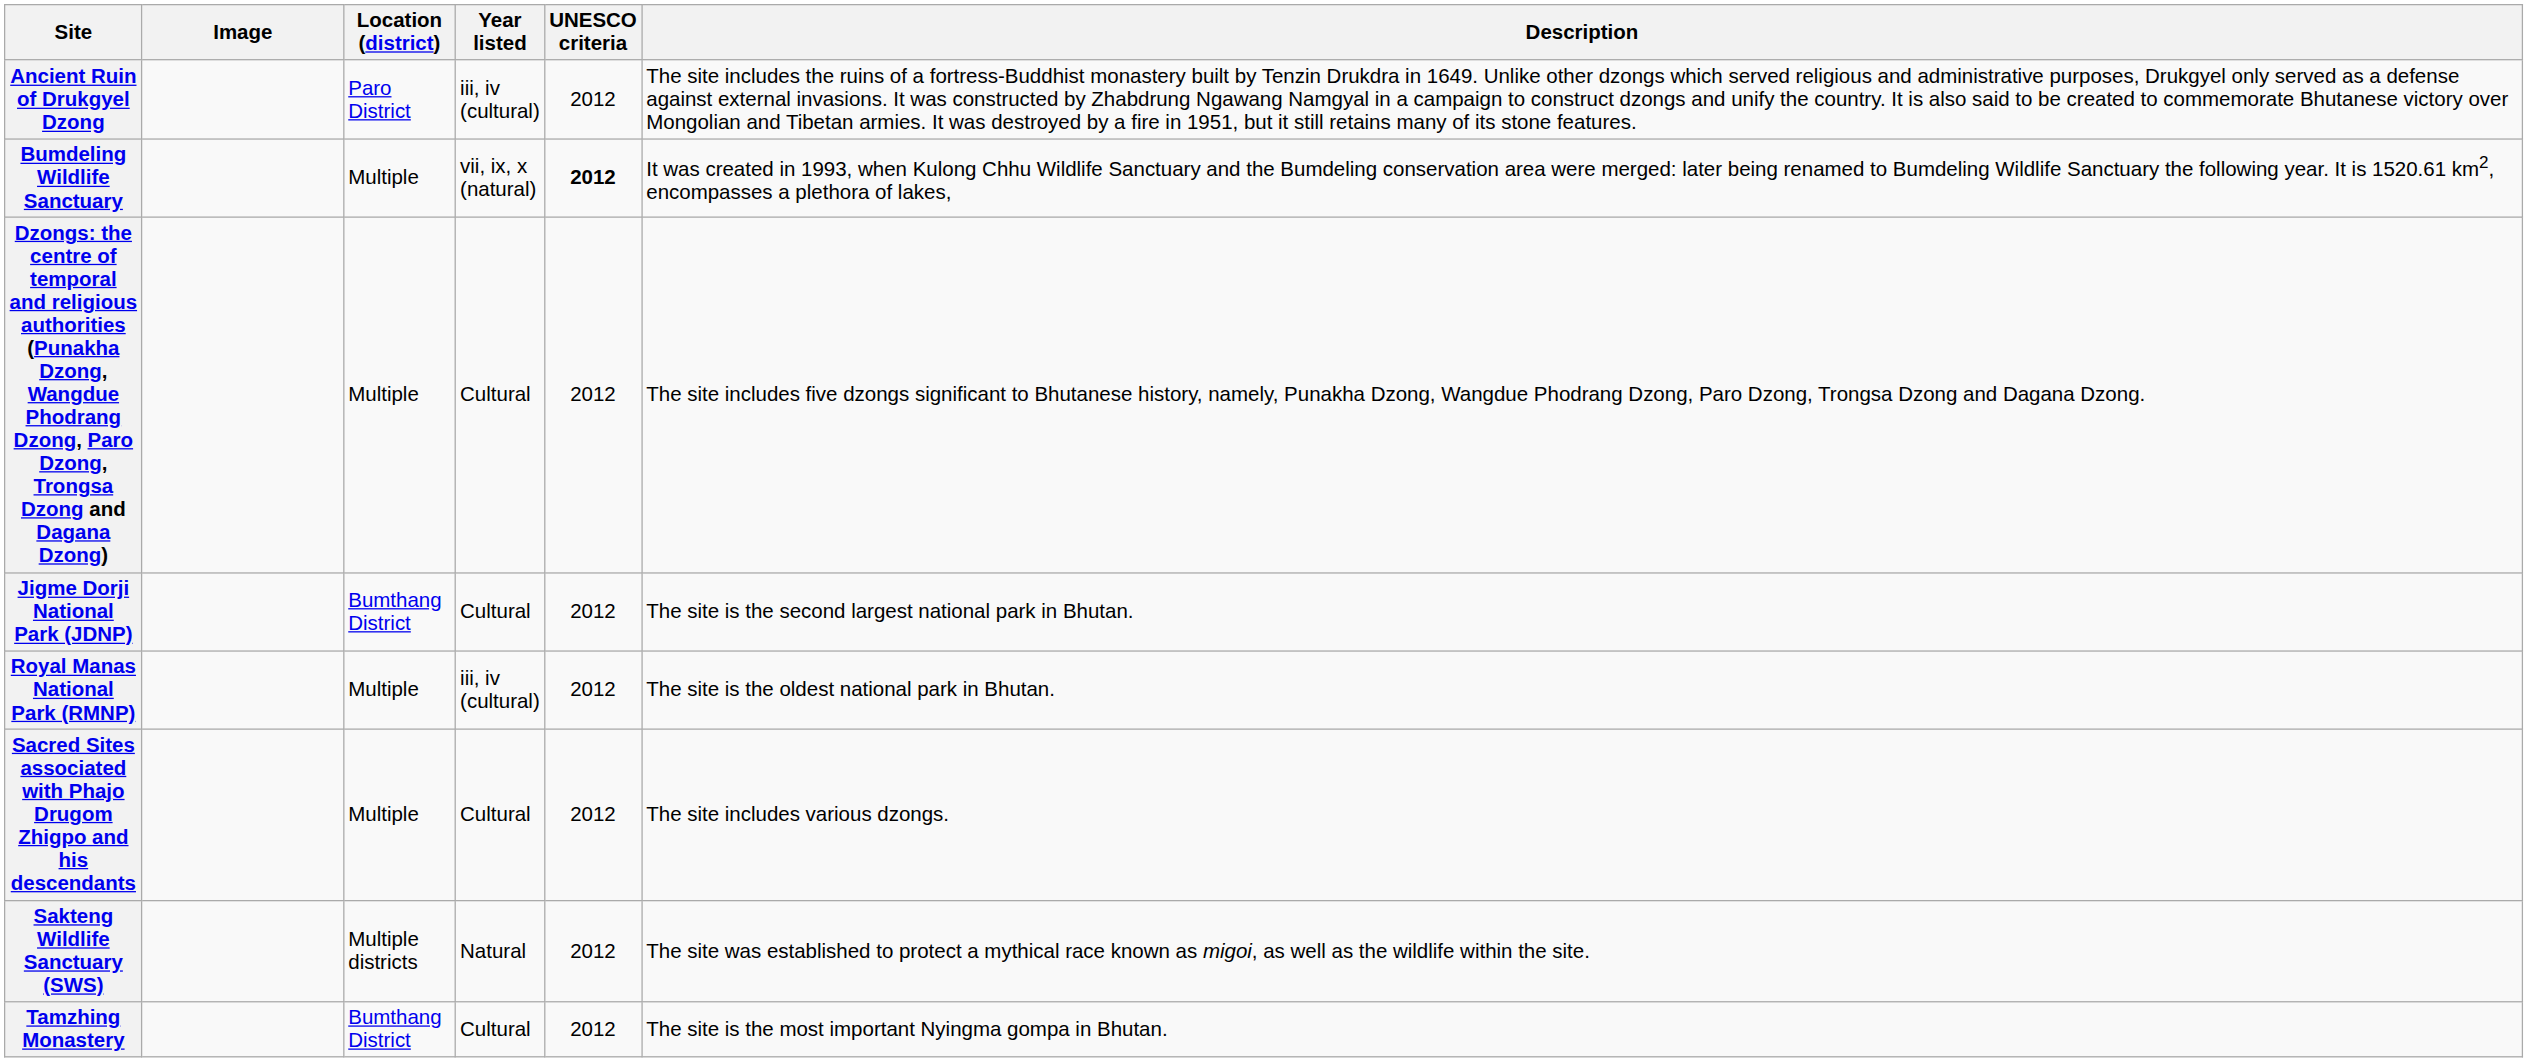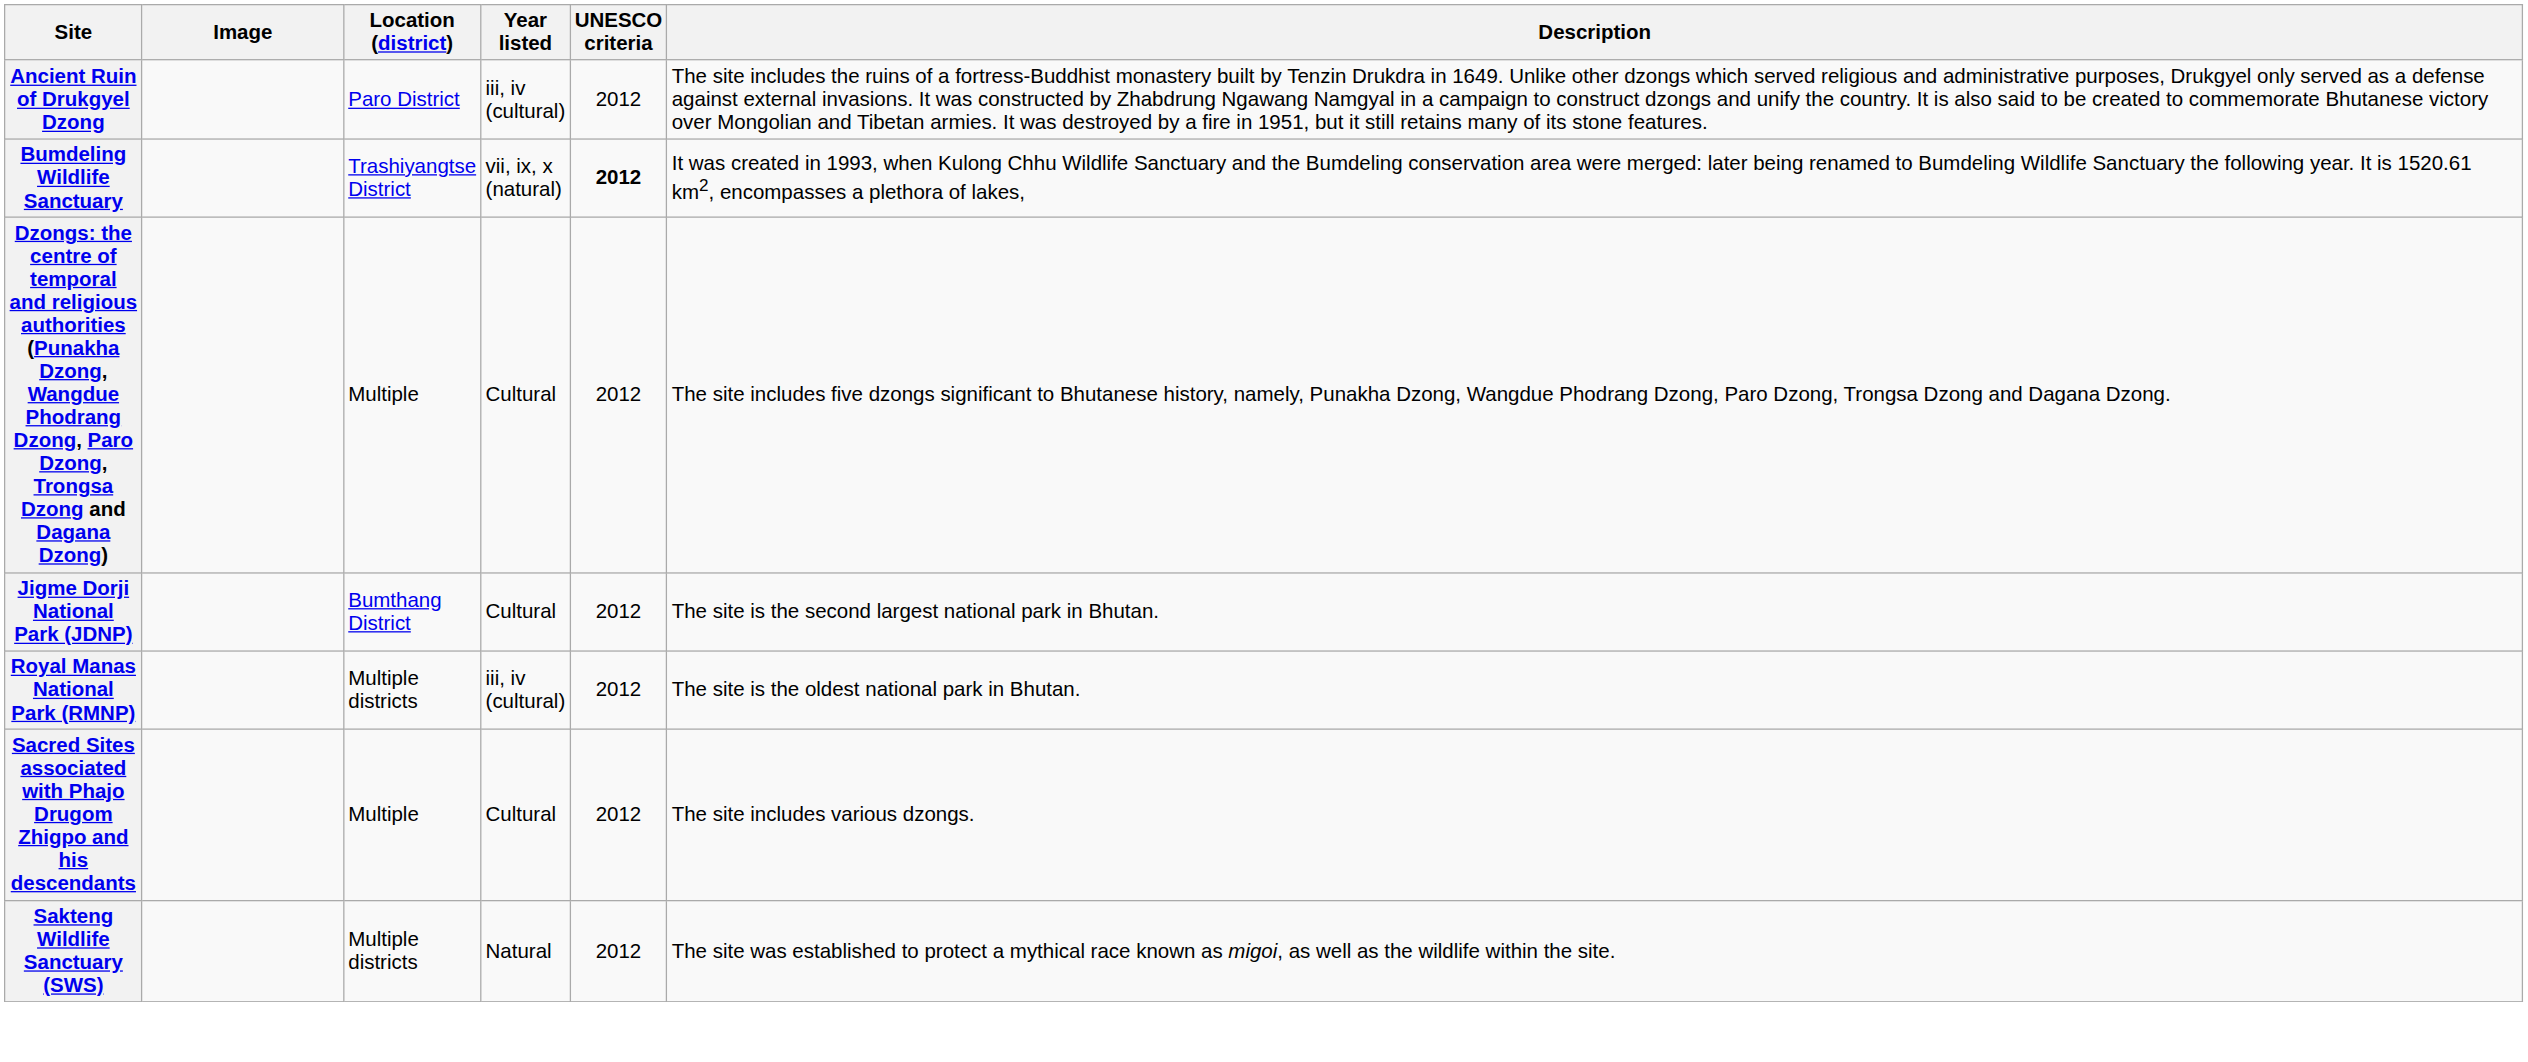(384, 177) Multiple -> (412, 177) Trashiyangtse District
(384, 690) Multiple -> (384, 690) Multiple districts
- row: (73, 1029)
